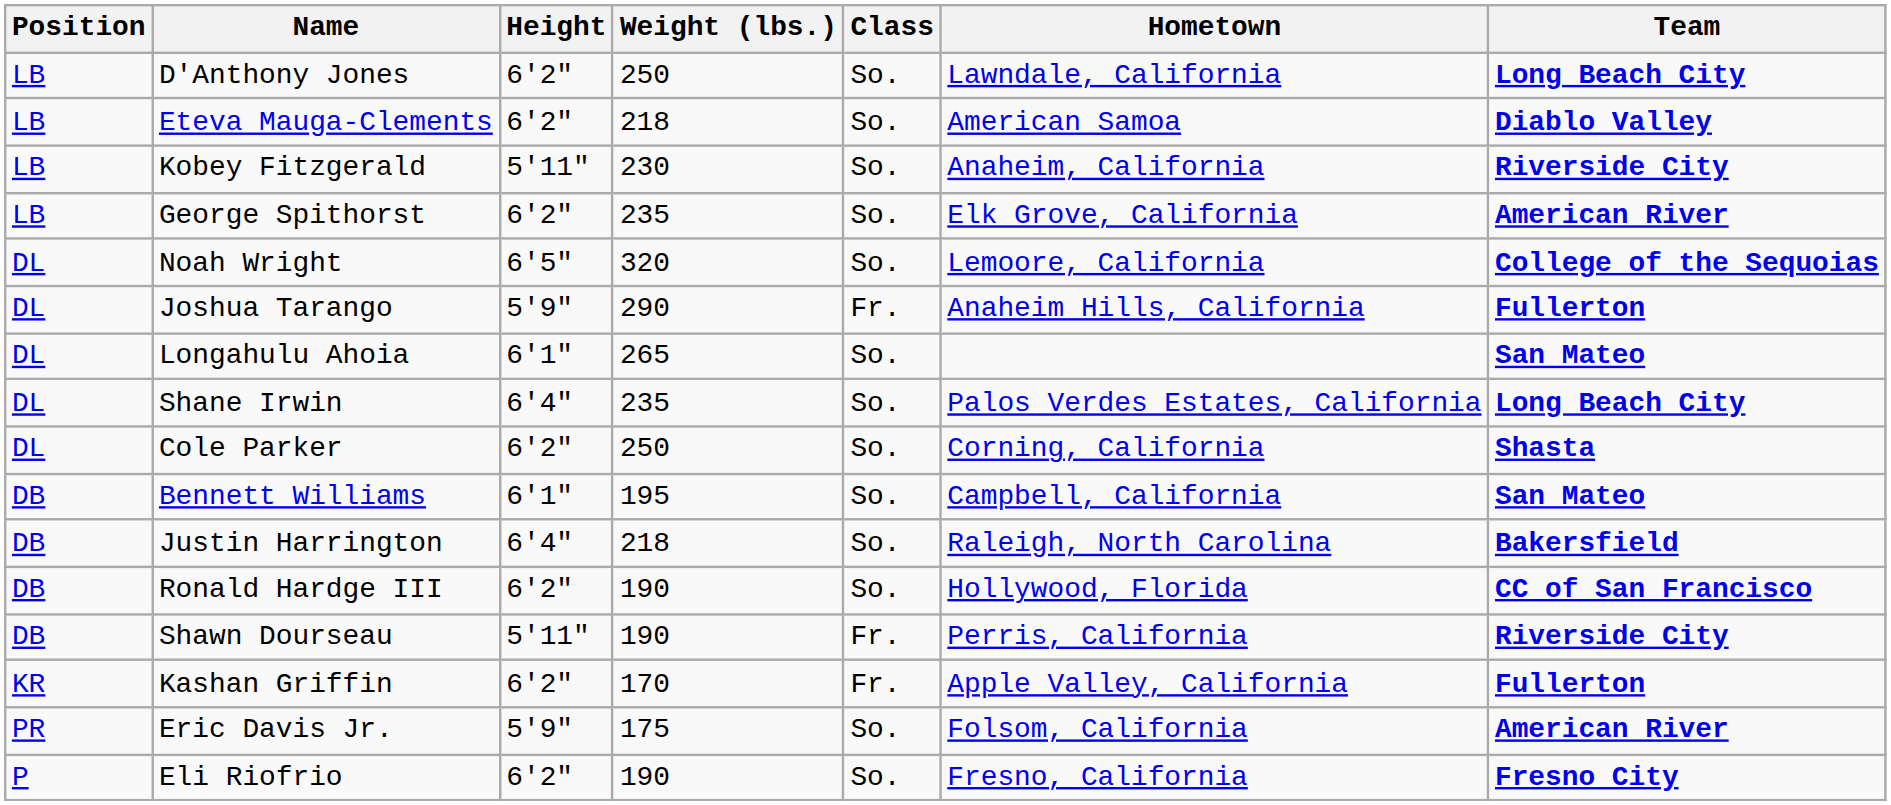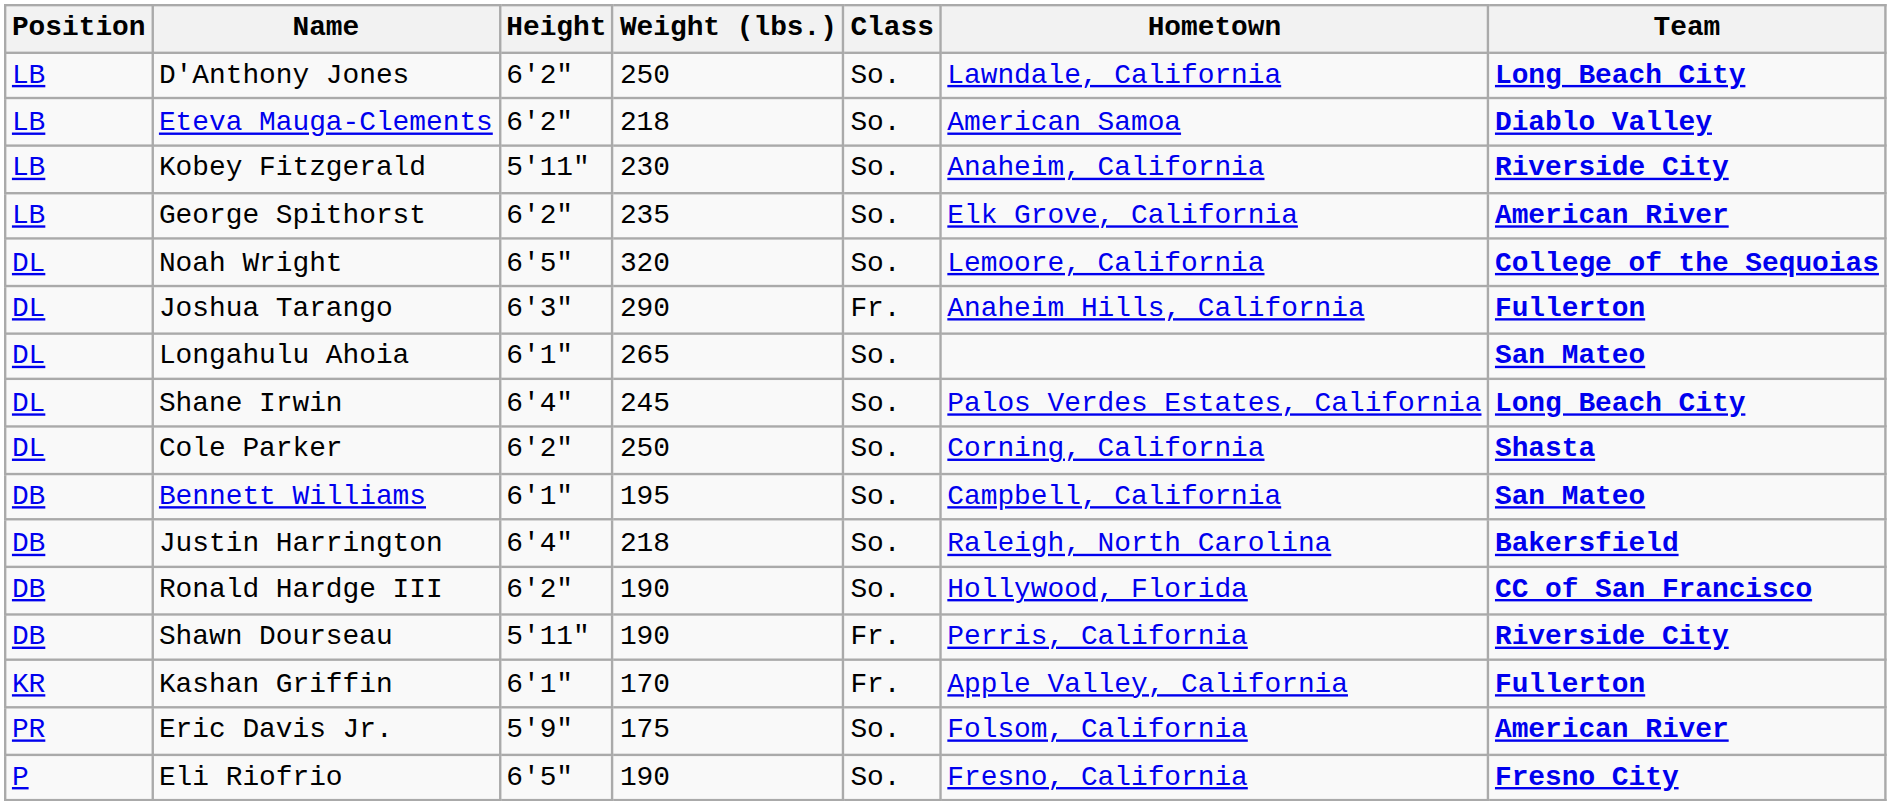(540, 309) 5'9" -> (540, 309) 6'3"
(645, 403) 235 -> (645, 403) 245
(540, 683) 6'2" -> (540, 683) 6'1"
(540, 777) 6'2" -> (540, 777) 6'5"
